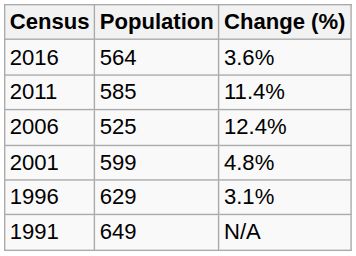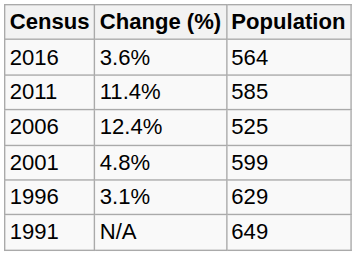columns swapped: (157, 22) <-> (285, 22)
